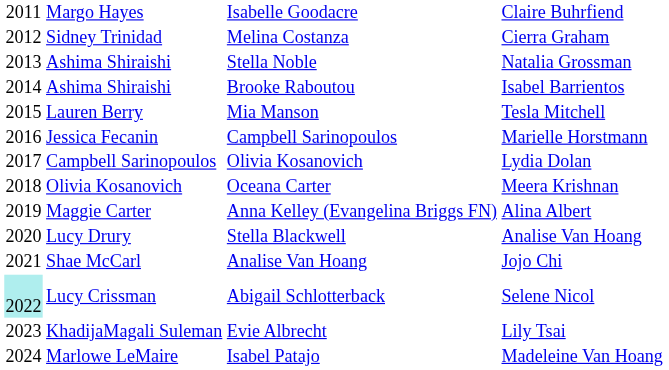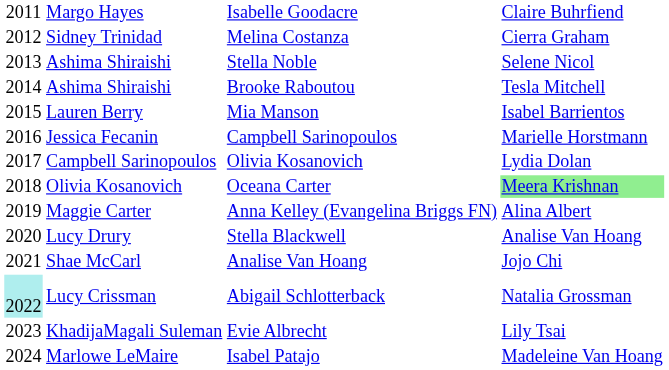(567, 62) Natalia Grossman -> (548, 62) Selene Nicol
(563, 87) Isabel Barrientos -> (553, 87) Tesla Mitchell
(553, 111) Tesla Mitchell -> (563, 111) Isabel Barrientos
(560, 186) no background -> (560, 186) lightgreen background
(548, 296) Selene Nicol -> (567, 296) Natalia Grossman
